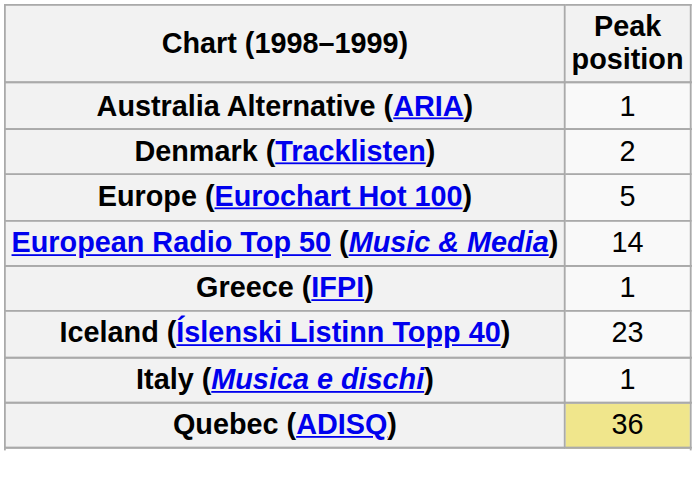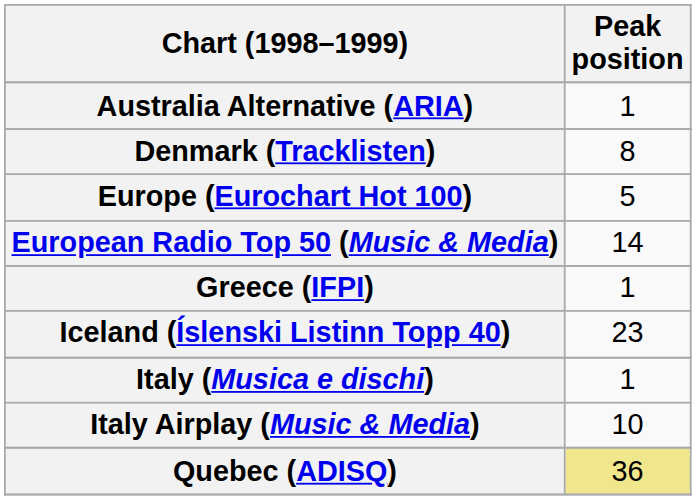(628, 151) 2 -> (628, 151) 8
+ row: (285, 425)
